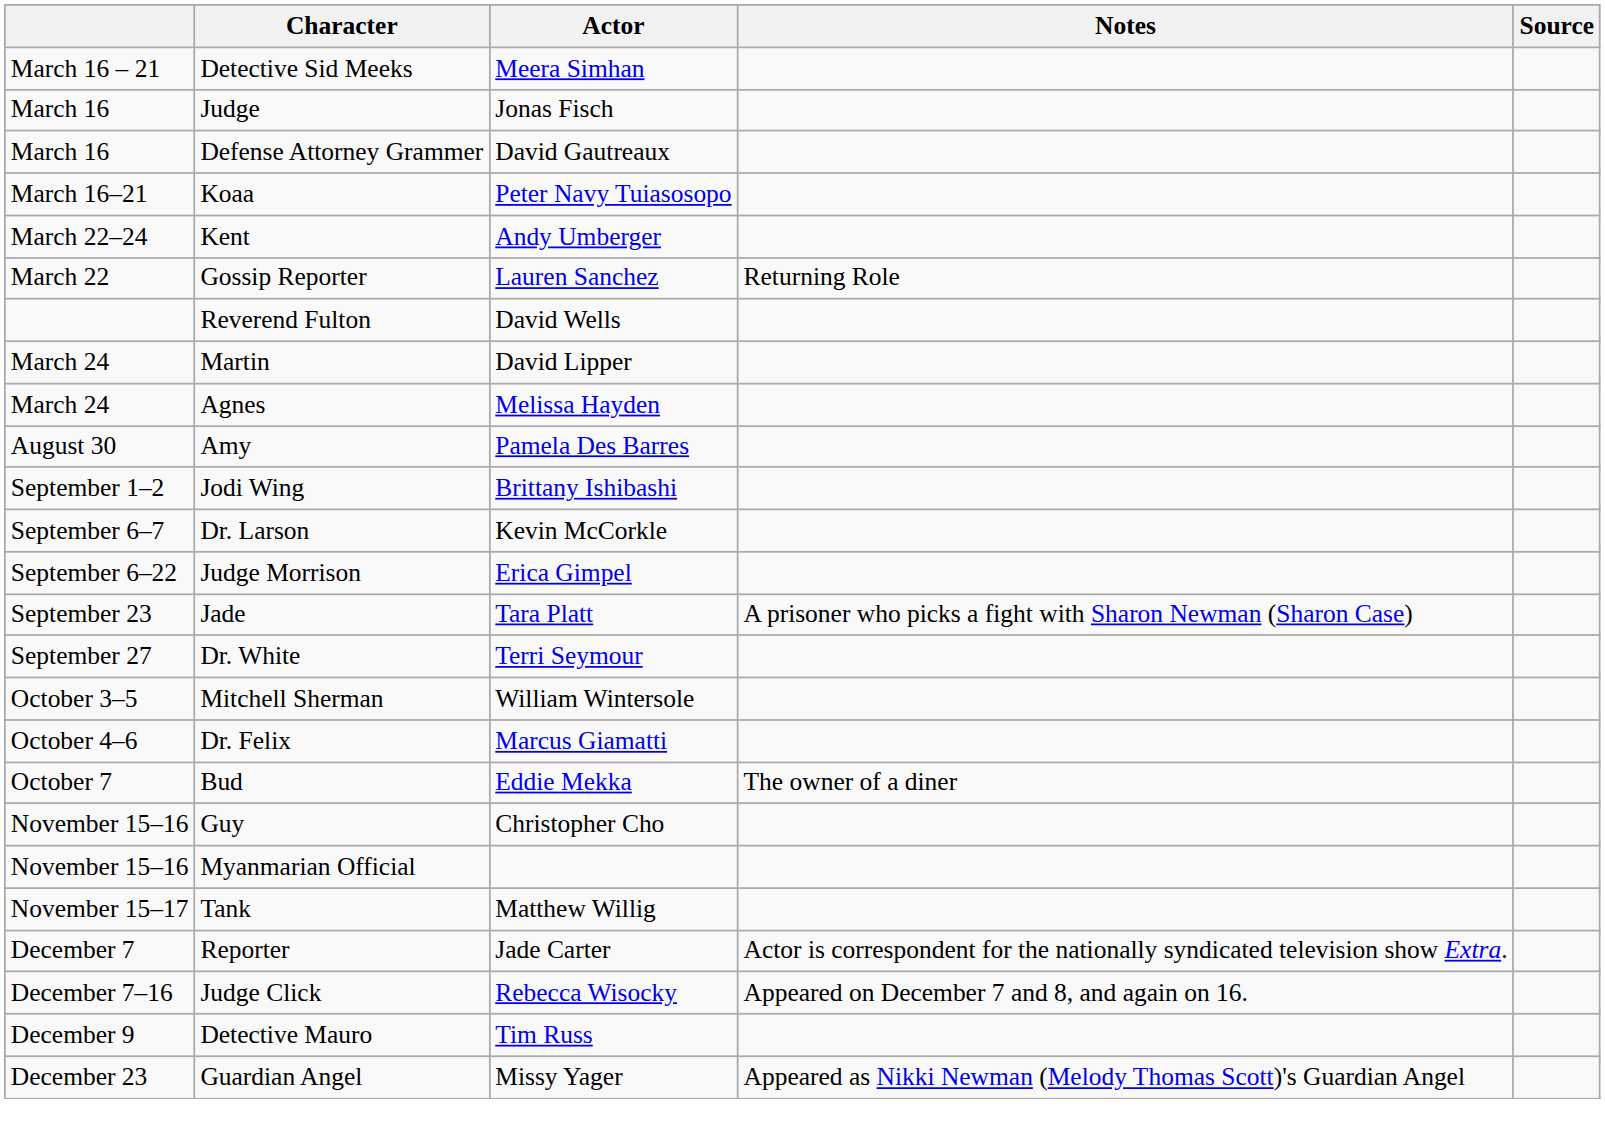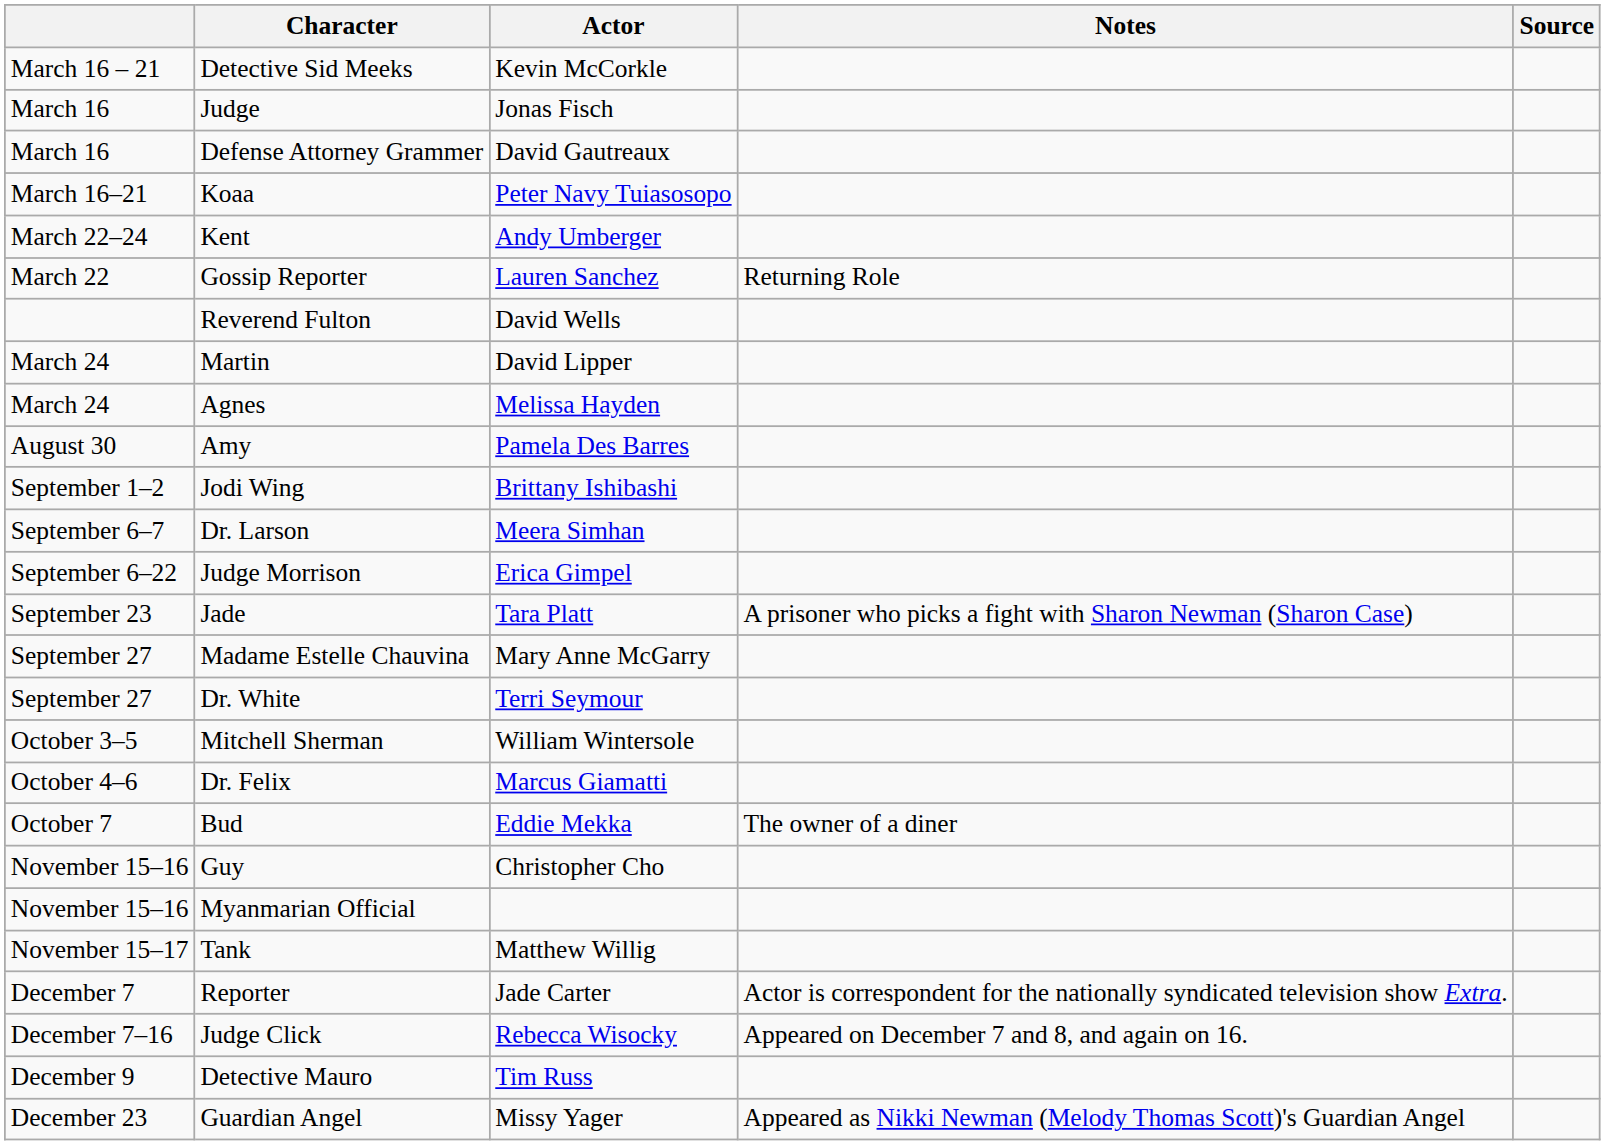(570, 67) Meera Simhan -> (581, 67) Kevin McCorkle
(581, 530) Kevin McCorkle -> (570, 530) Meera Simhan
+ row: (335, 656)
